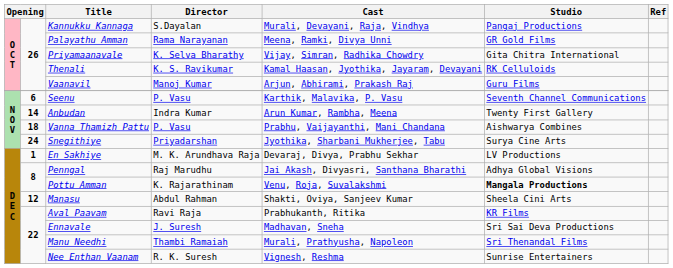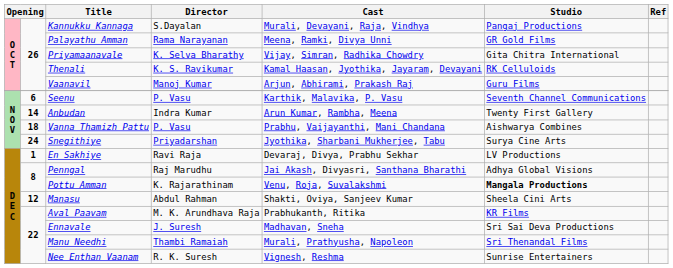(206, 156) M. K. Arundhava Raja -> (177, 156) Ravi Raja
(177, 213) Ravi Raja -> (206, 213) M. K. Arundhava Raja
